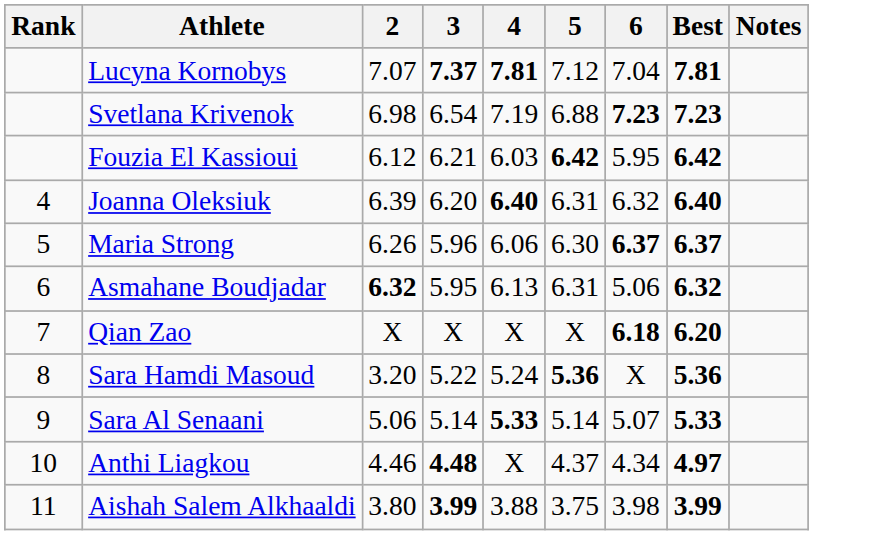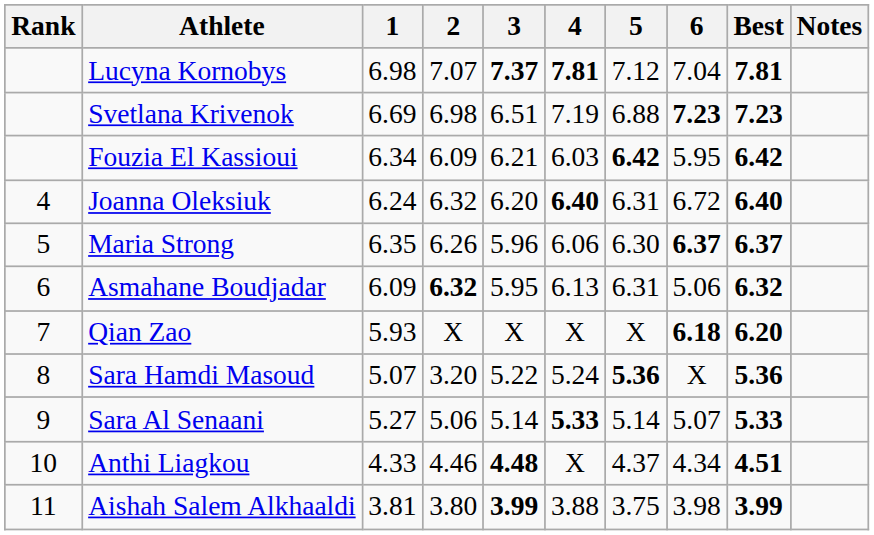+ column: (392, 26)
(453, 113) 6.54 -> (514, 113) 6.51
(392, 157) 6.12 -> (453, 157) 6.09
(392, 200) 6.39 -> (453, 200) 6.32
(636, 200) 6.32 -> (697, 200) 6.72
(698, 462) 4.97 -> (759, 462) 4.51
